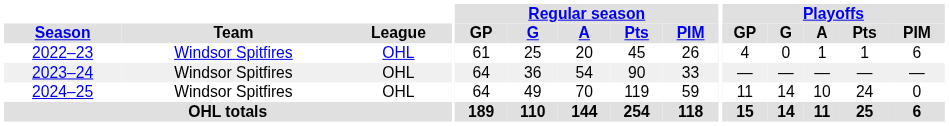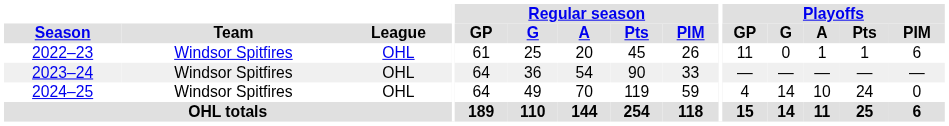(745, 53) 4 -> (745, 53) 11
(745, 92) 11 -> (745, 92) 4
